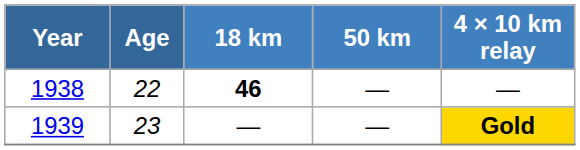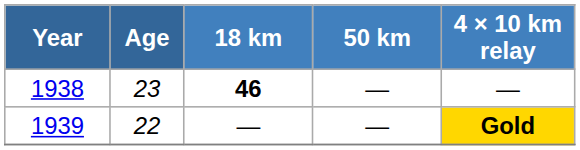(147, 88) 22 -> (147, 88) 23
(147, 126) 23 -> (147, 126) 22
